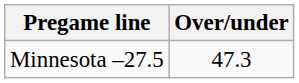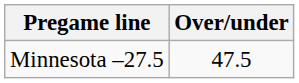(232, 58) 47.3 -> (232, 58) 47.5
